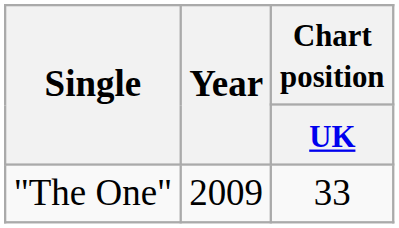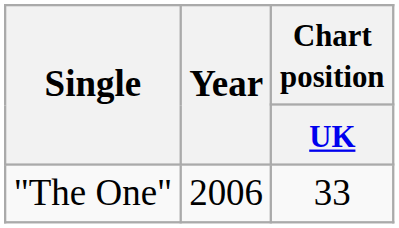(226, 192) 2009 -> (226, 192) 2006
